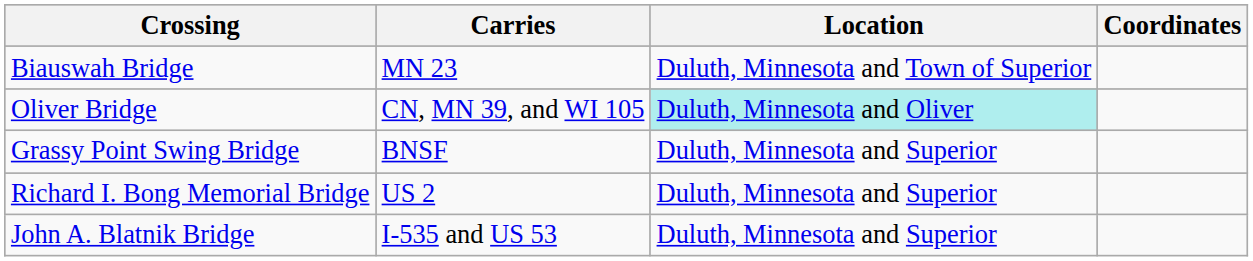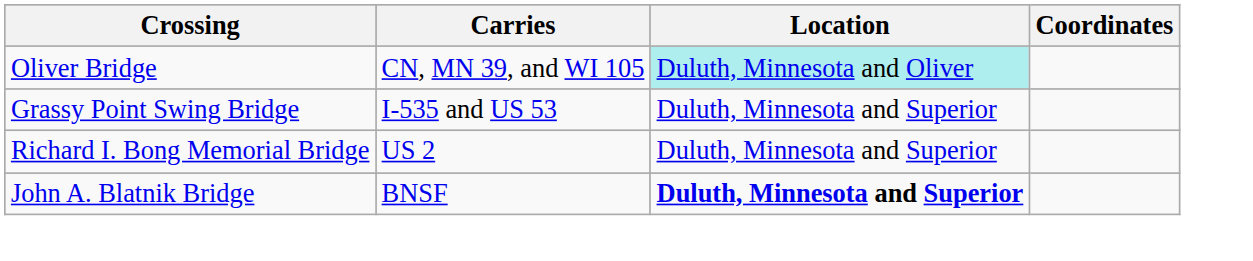- row: (102, 67)
(415, 151) BNSF -> (469, 109) I-535 and US 53
(469, 234) I-535 and US 53 -> (415, 192) BNSF
(827, 234) normal -> (840, 192) bold
